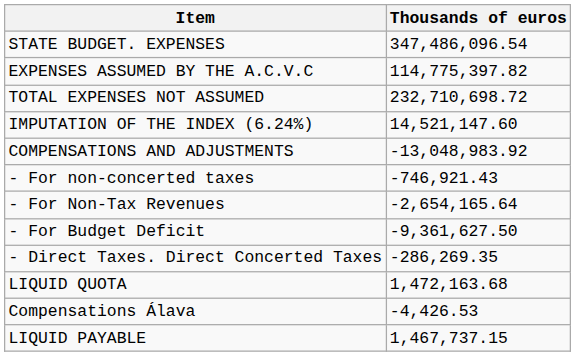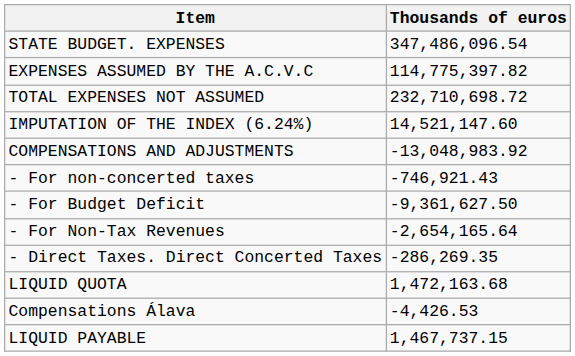rows swapped: (117, 205) <-> (107, 232)
